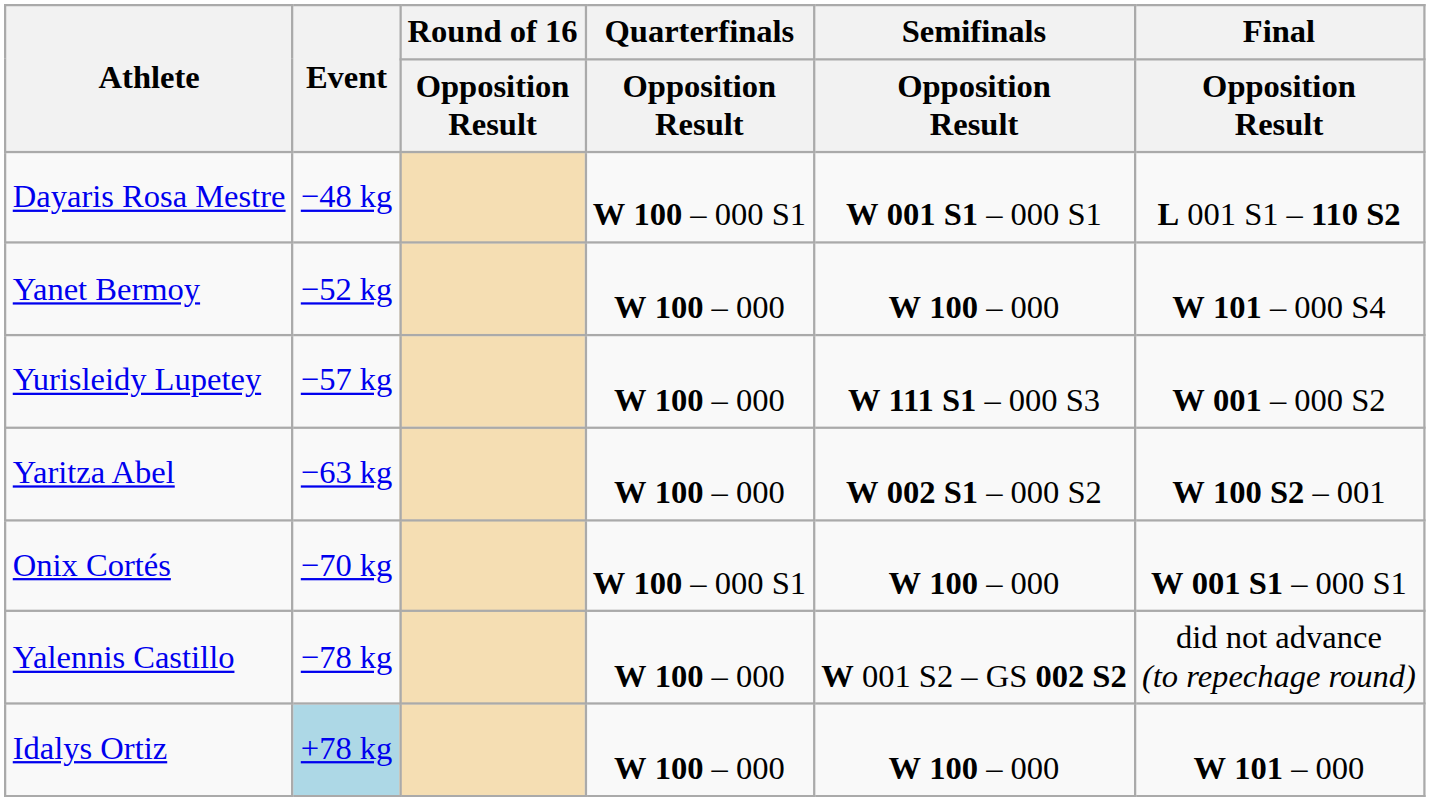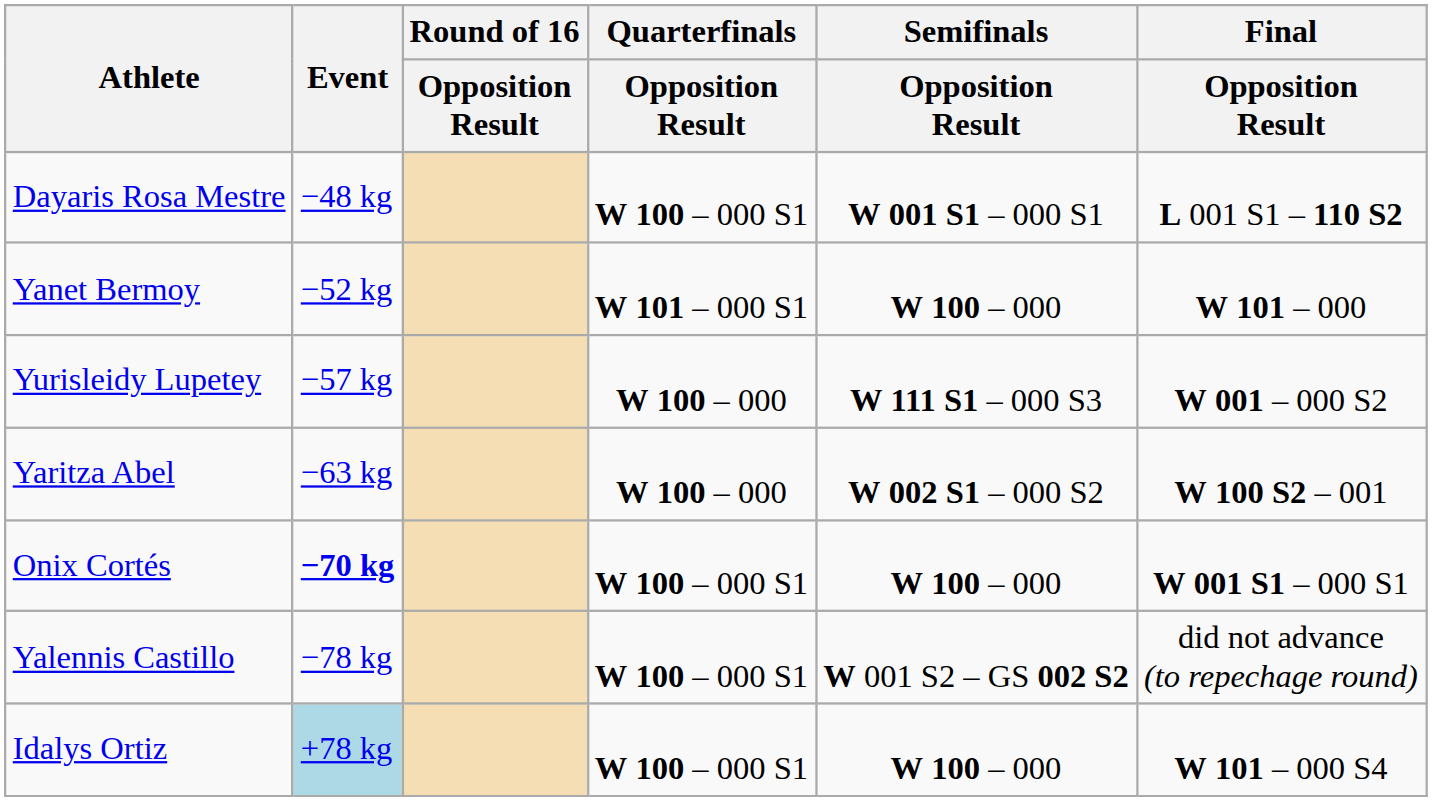(699, 308) W 100 – 000 -> (701, 308) W 101 – 000 S1
(1279, 308) W 101 – 000 S4 -> (1281, 308) W 101 – 000
(347, 565) normal -> (348, 565) bold
(699, 676) W 100 – 000 -> (701, 676) W 100 – 000 S1
(699, 768) W 100 – 000 -> (701, 768) W 100 – 000 S1
(1279, 768) W 101 – 000 -> (1281, 768) W 101 – 000 S4
